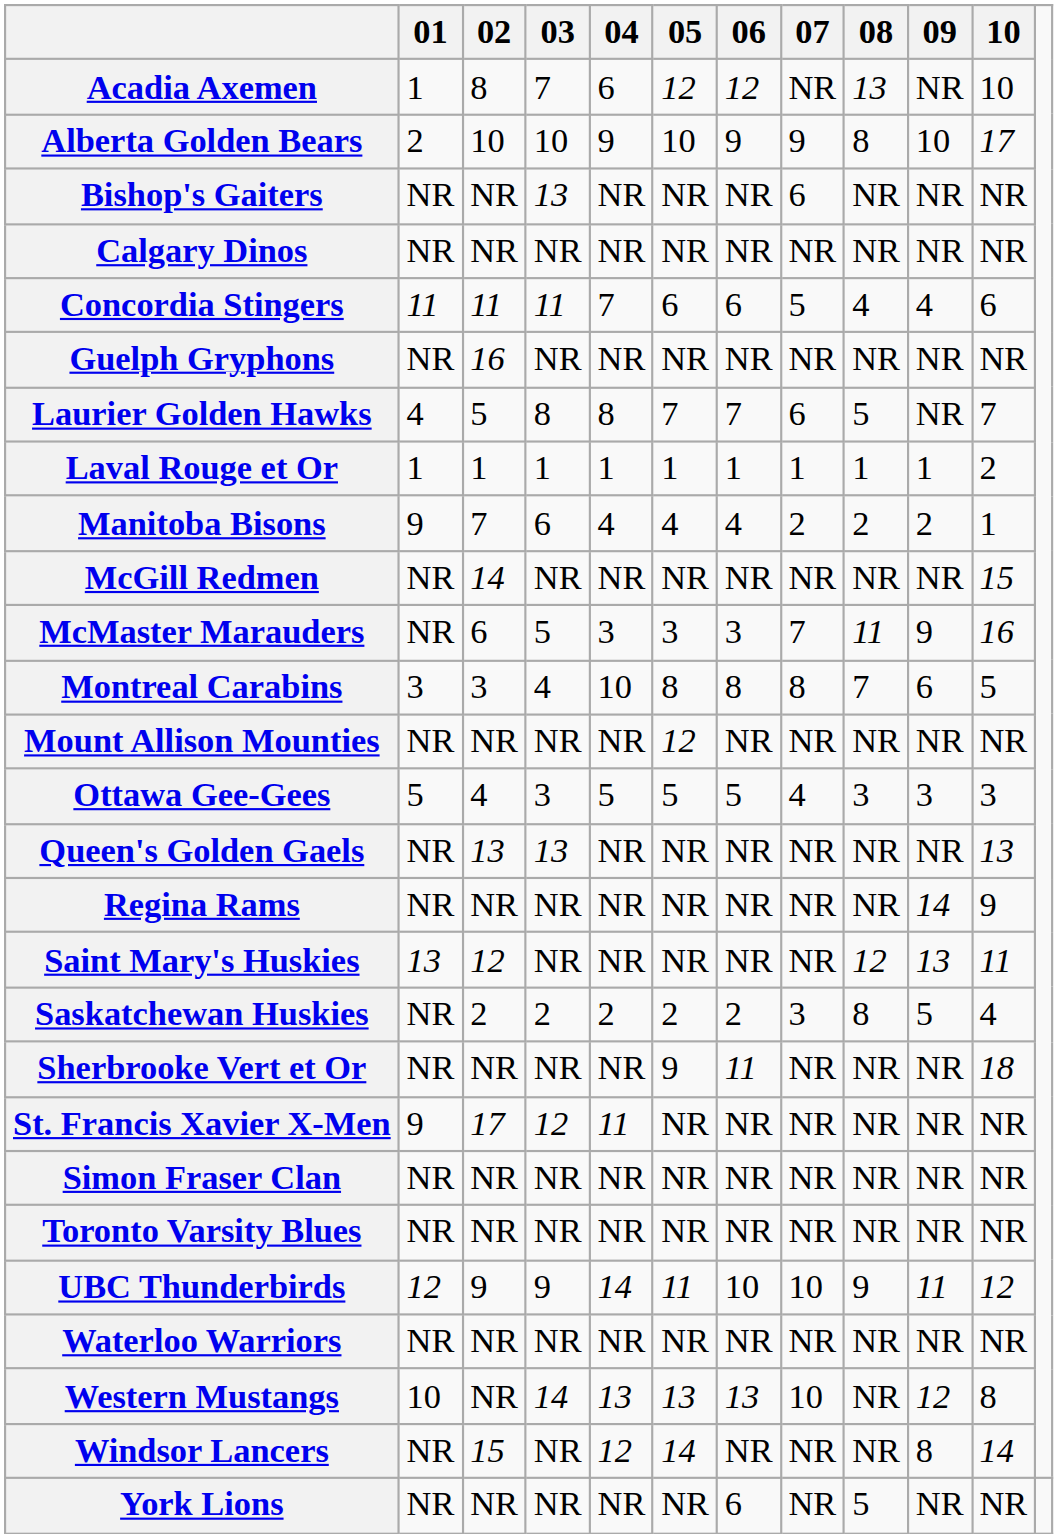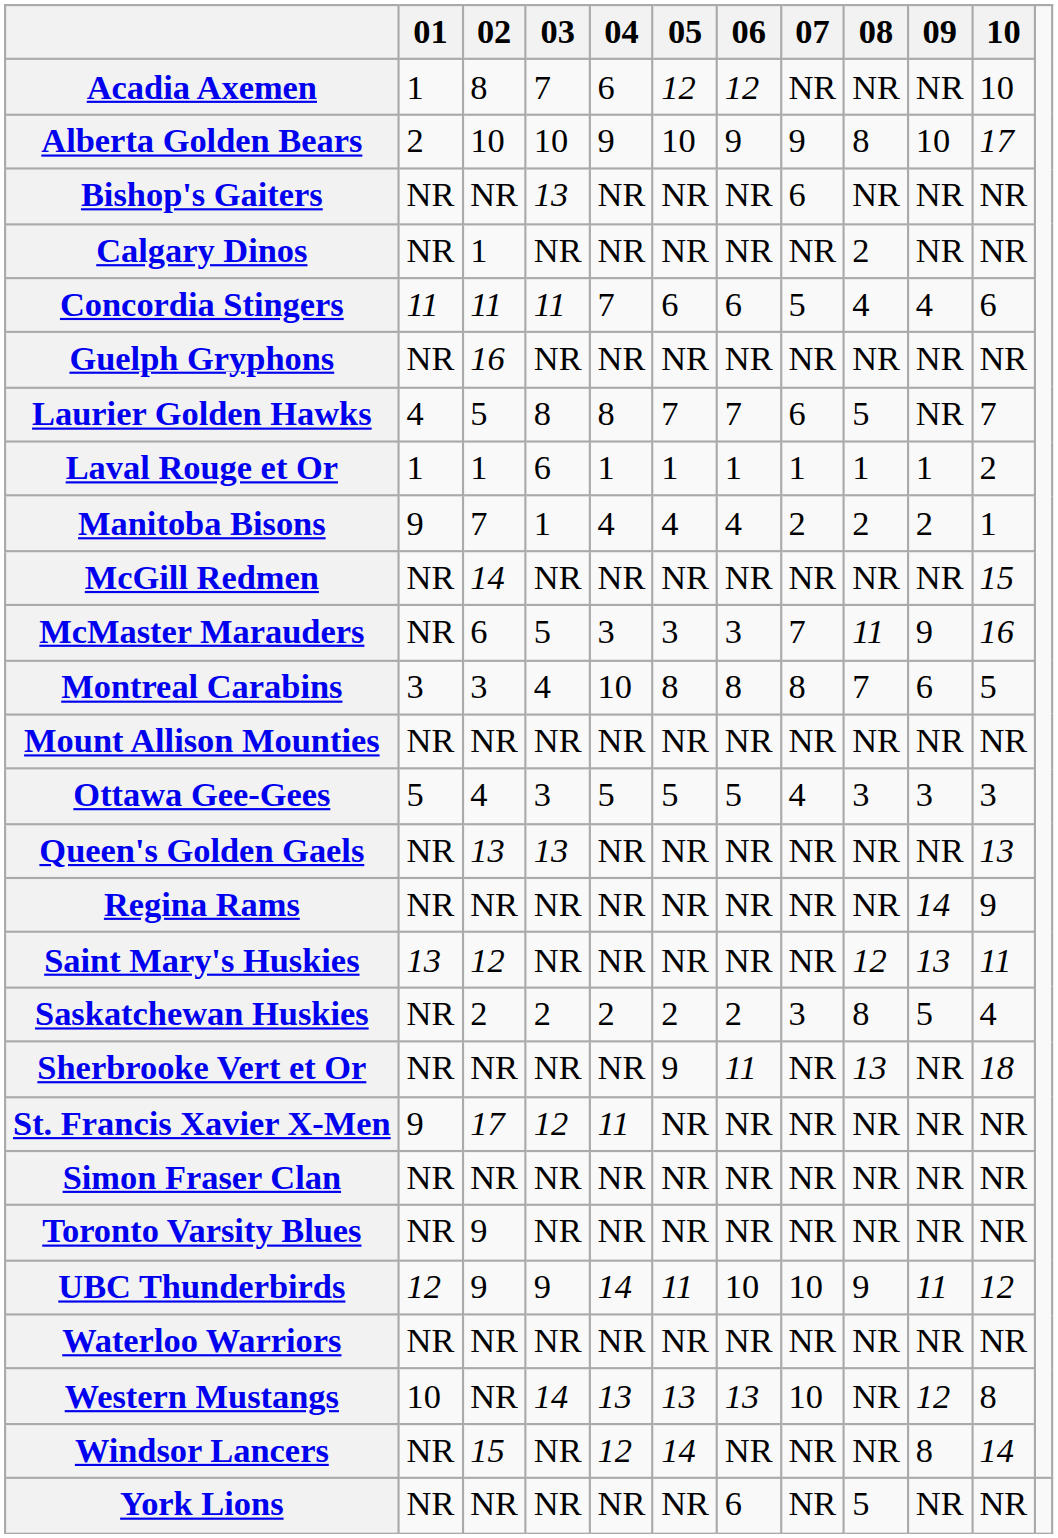(869, 86) 13 -> (876, 86) NR
(494, 250) NR -> (479, 250) 1
(876, 250) NR -> (861, 250) 2
(542, 468) 1 -> (542, 468) 6
(542, 522) 6 -> (542, 522) 1
(678, 741) 12 -> (685, 741) NR
(876, 1068) NR -> (869, 1068) 13
(494, 1232) NR -> (479, 1232) 9
